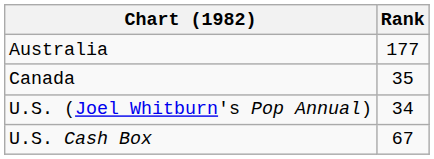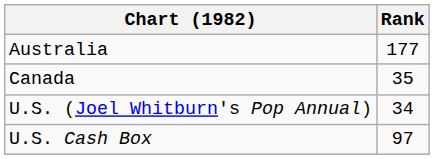(403, 139) 67 -> (403, 139) 97
